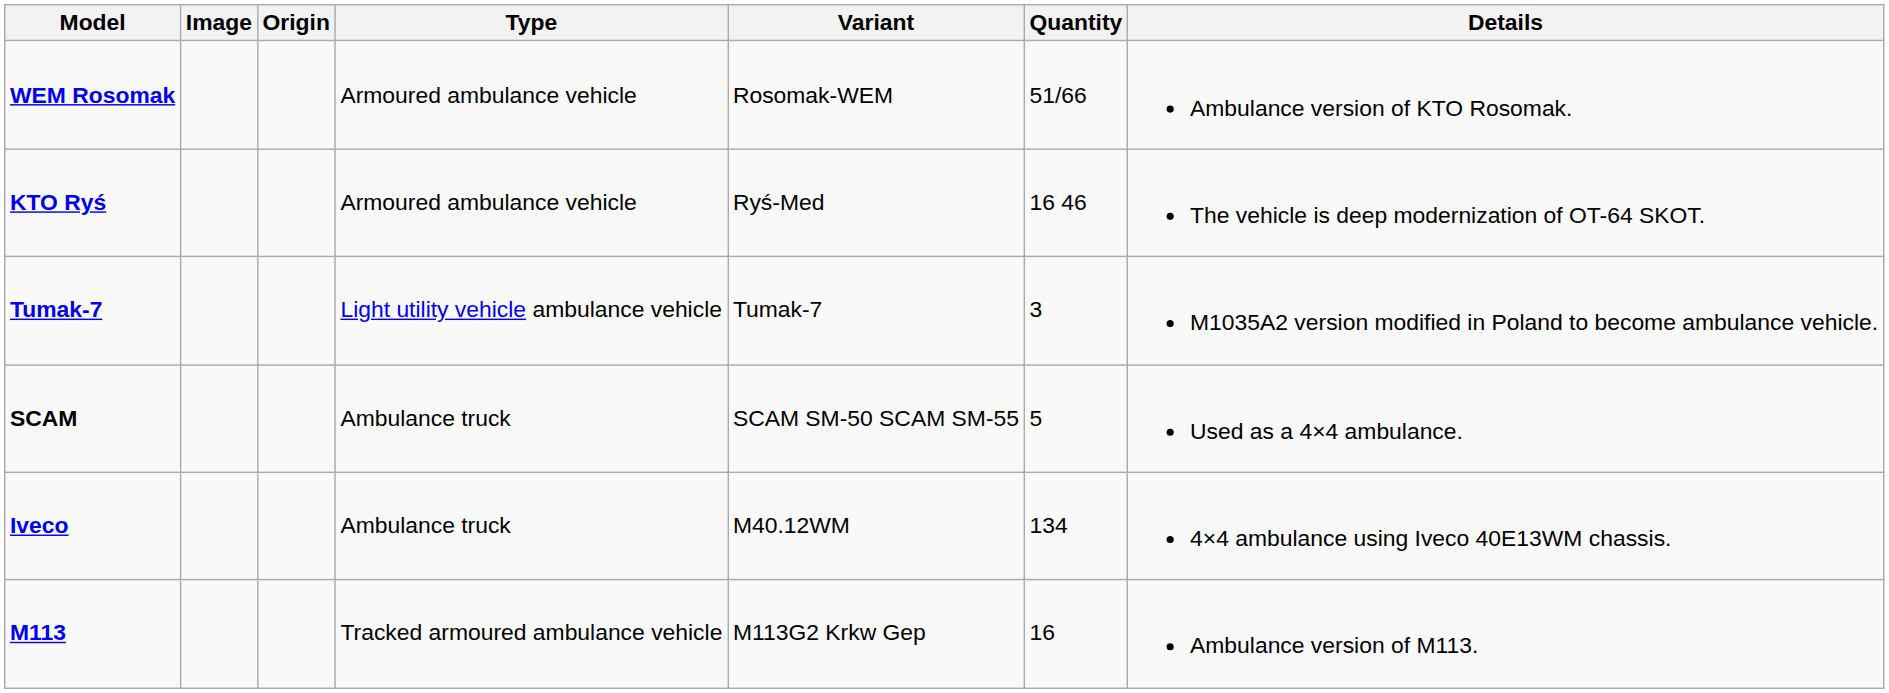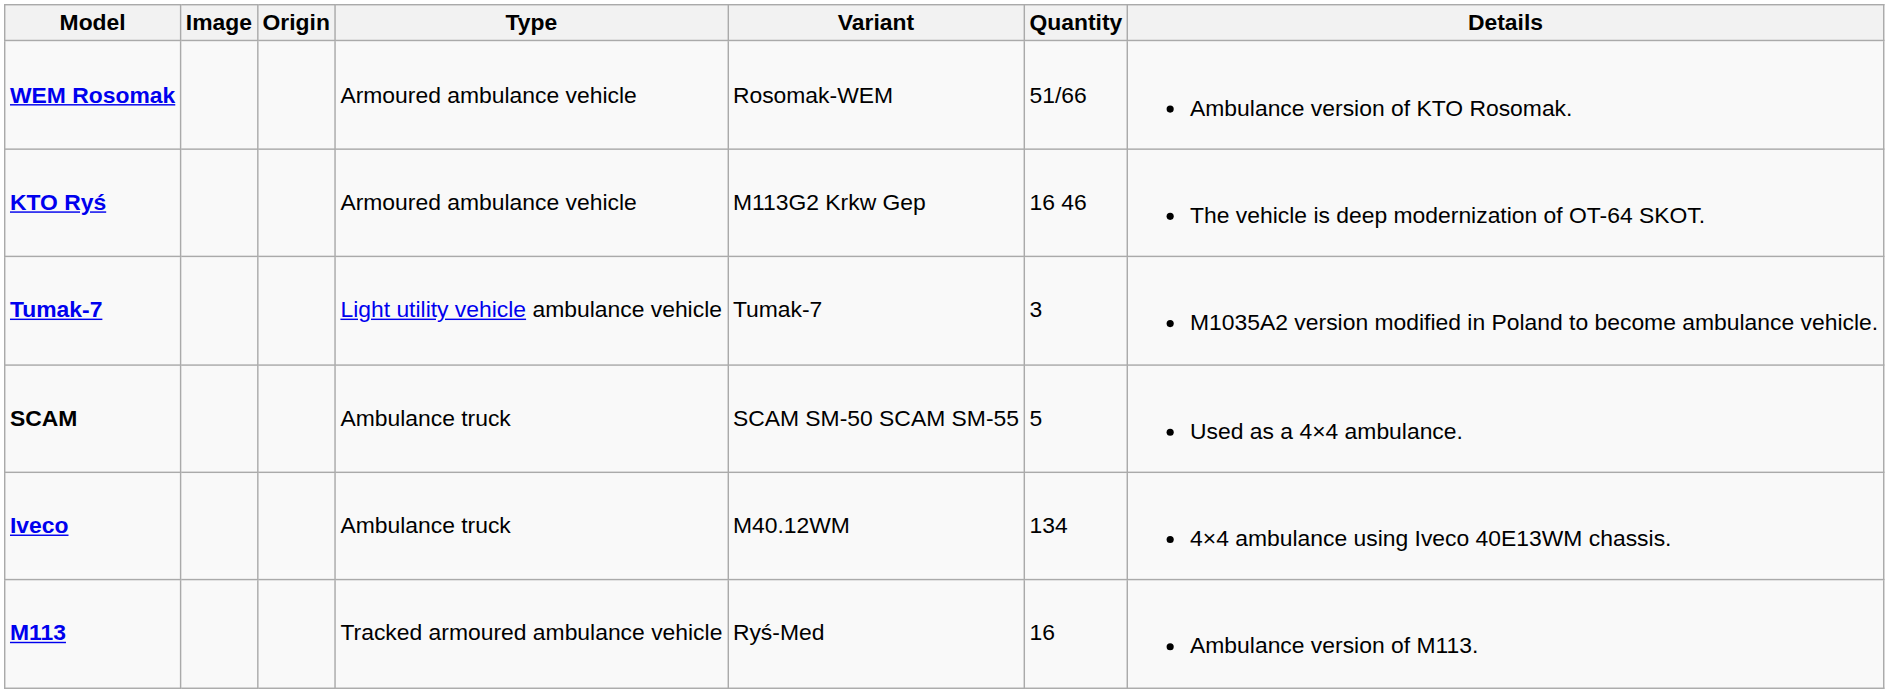(779, 202) Ryś-Med -> (829, 202) M113G2 Krkw Gep
(829, 633) M113G2 Krkw Gep -> (779, 633) Ryś-Med
